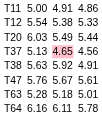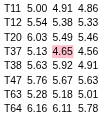(88, 37) 5.44 -> (88, 37) 5.46
(88, 80) 5.61 -> (88, 80) 5.63
